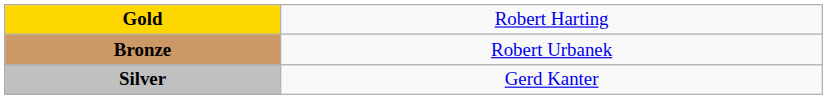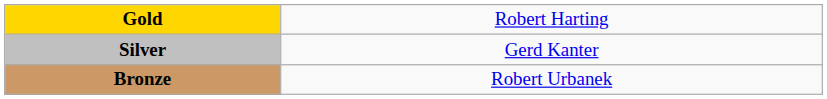rows swapped: (143, 79) <-> (143, 49)
